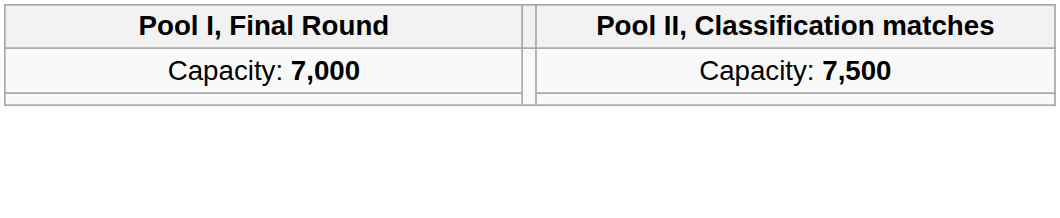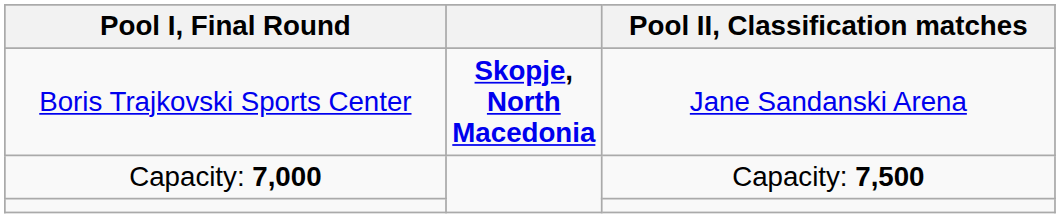+ row: (225, 101)
